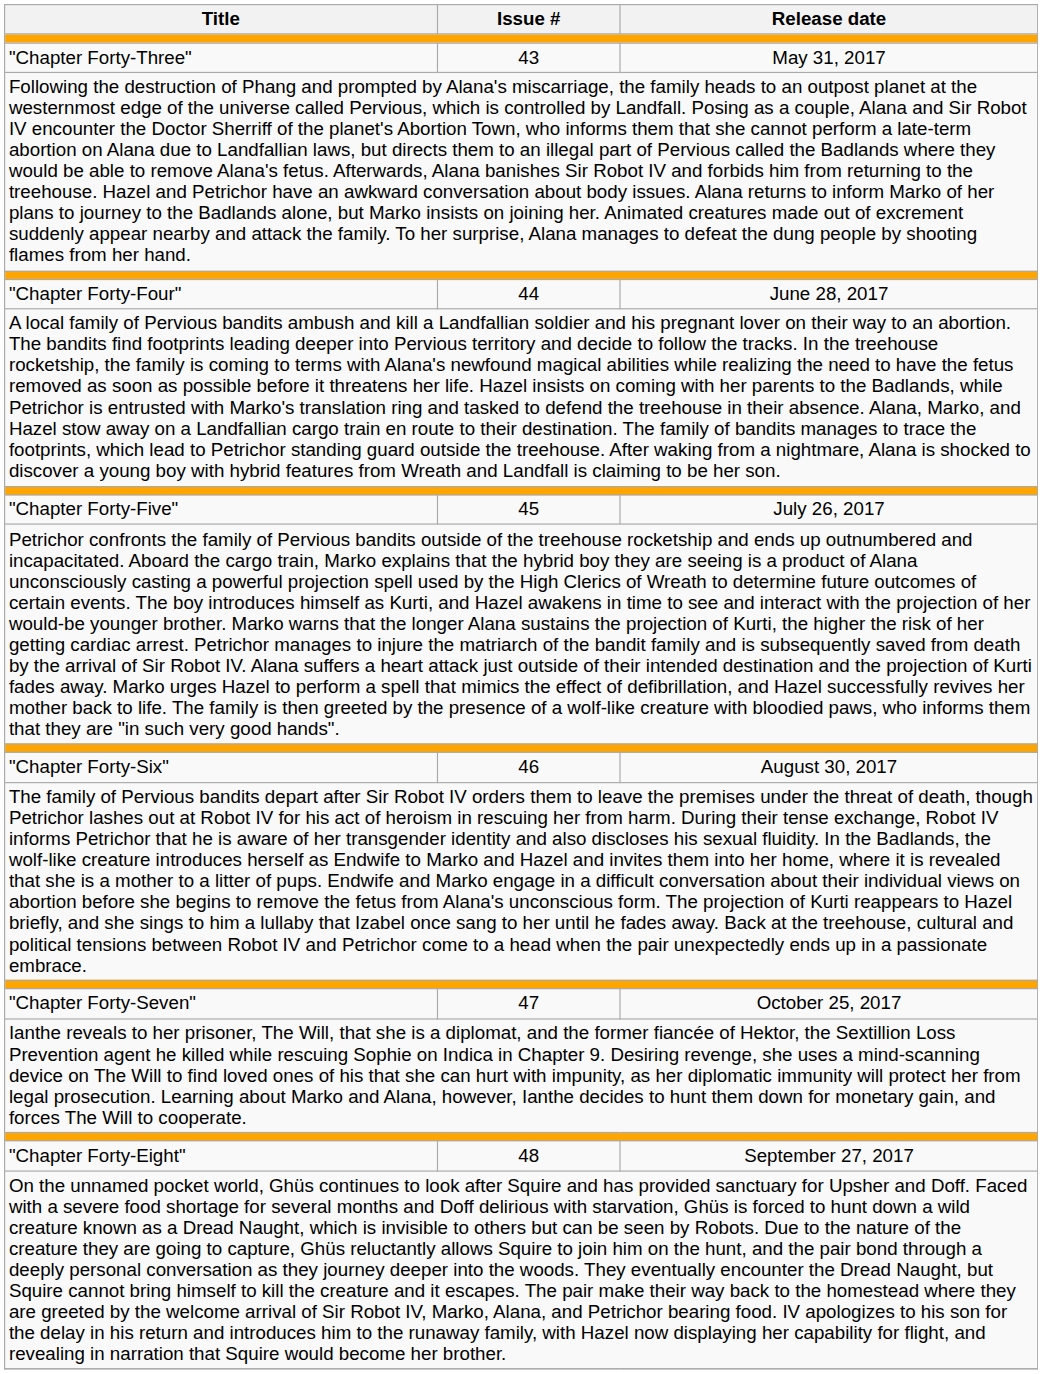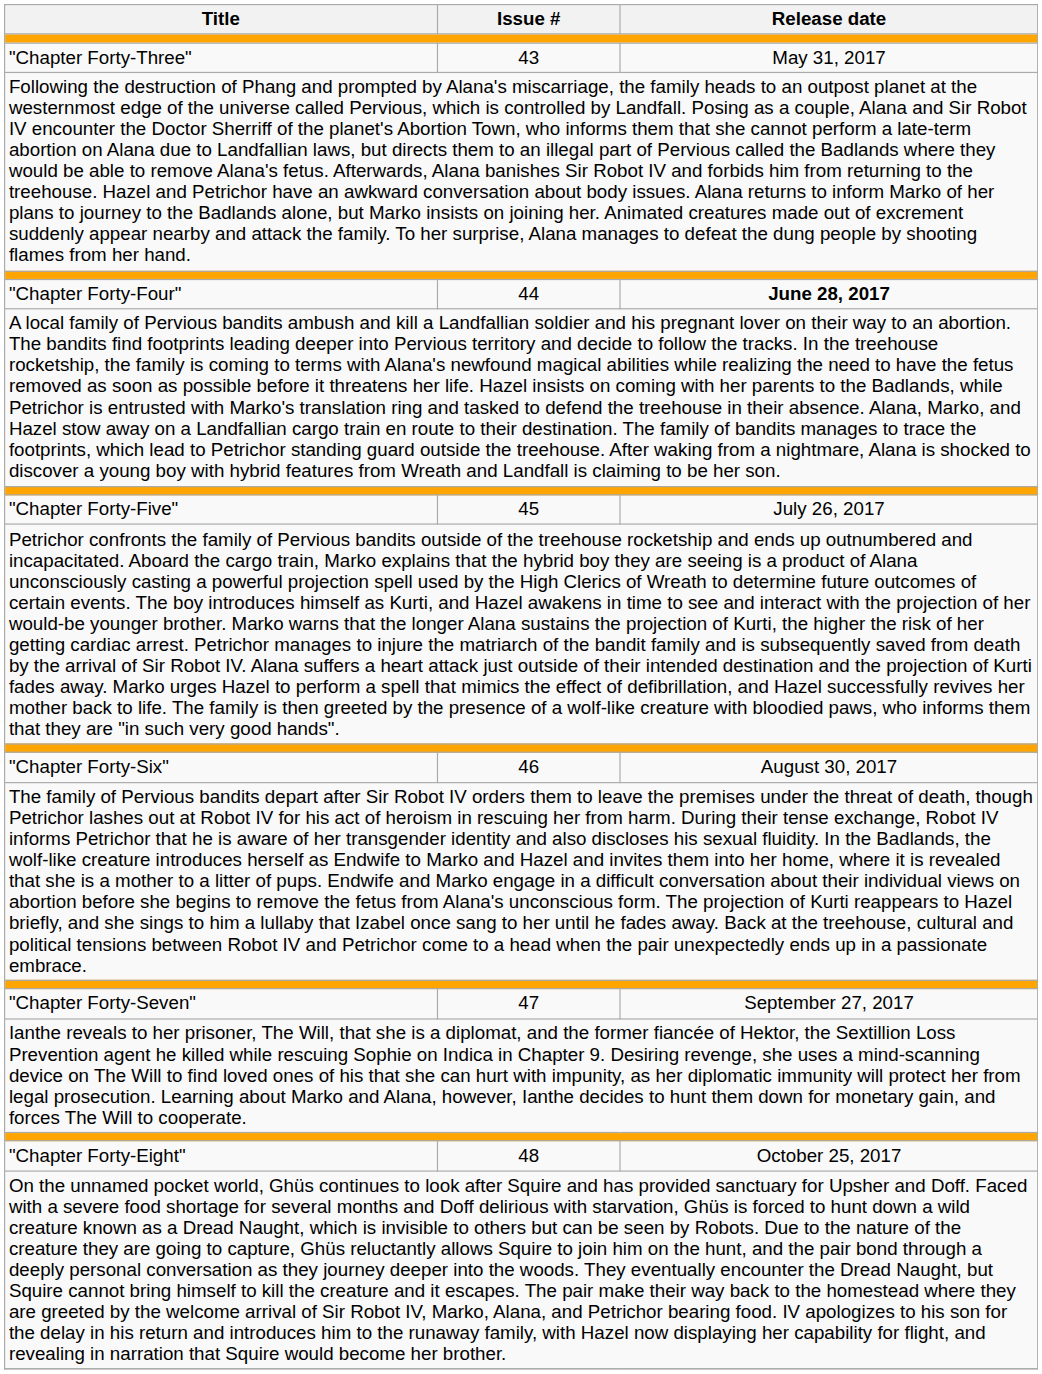(829, 294) normal -> (829, 294) bold
(829, 1003) October 25, 2017 -> (829, 1003) September 27, 2017
(829, 1155) September 27, 2017 -> (829, 1155) October 25, 2017
